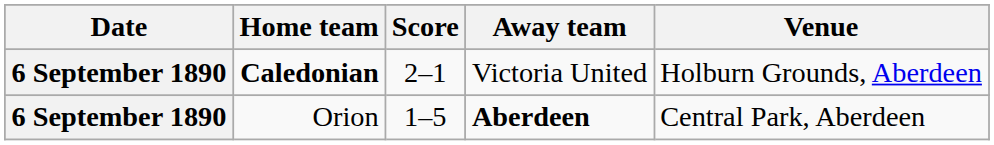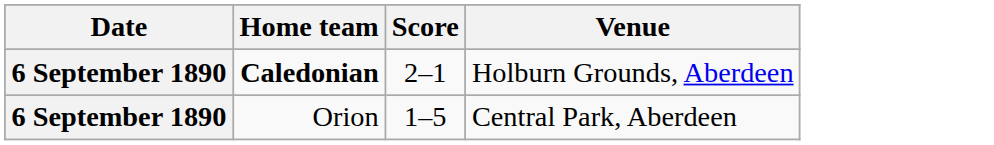- column: (560, 26)
